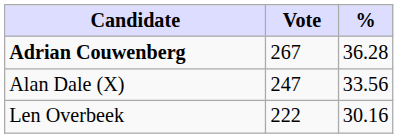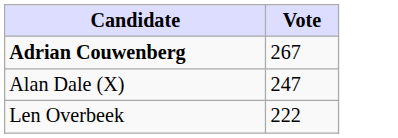- column: (366, 20)
